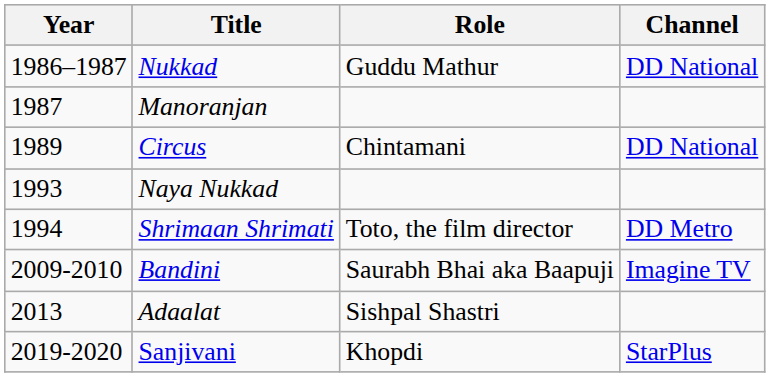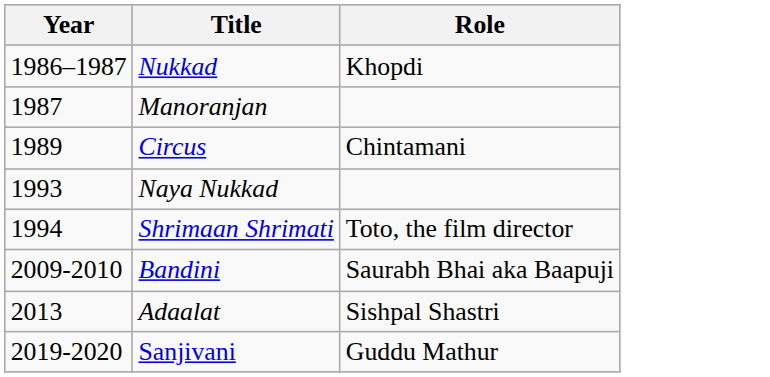- column: (692, 24)
(422, 65) Guddu Mathur -> (384, 65) Khopdi
(384, 351) Khopdi -> (422, 351) Guddu Mathur
